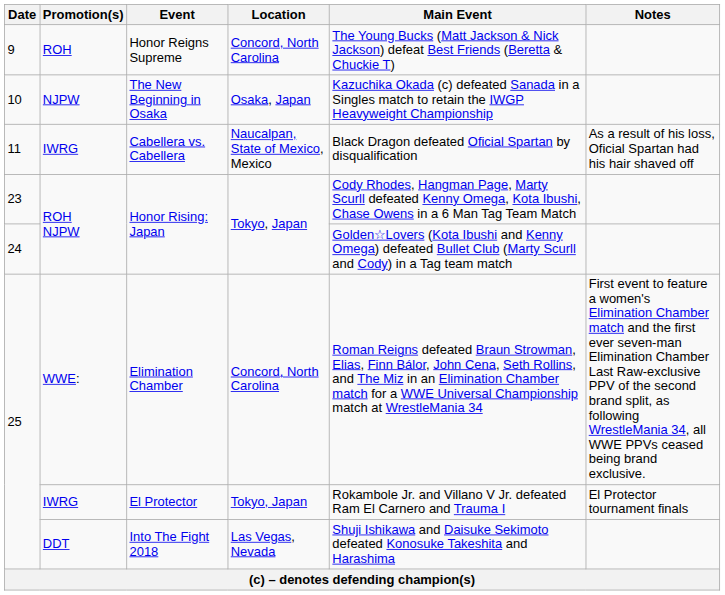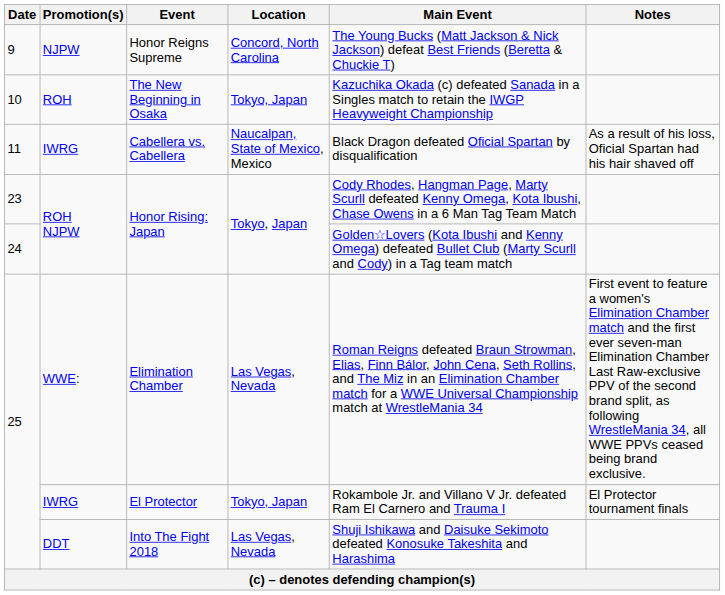(57, 49) ROH -> (61, 49) NJPW
(61, 99) NJPW -> (57, 99) ROH
(271, 99) Osaka, Japan -> (269, 99) Tokyo, Japan
(275, 379) Concord, North Carolina -> (263, 379) Las Vegas, Nevada
